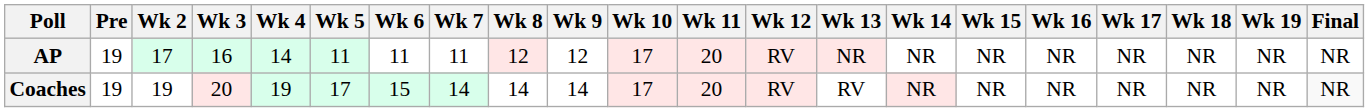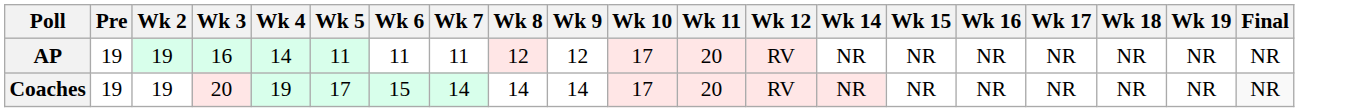- column: (851, 21)
(162, 55) 17 -> (162, 55) 19
